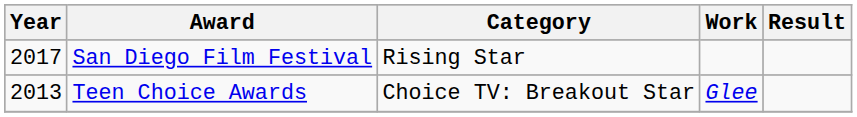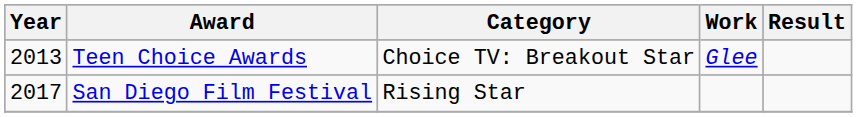rows swapped: (190, 93) <-> (222, 58)
